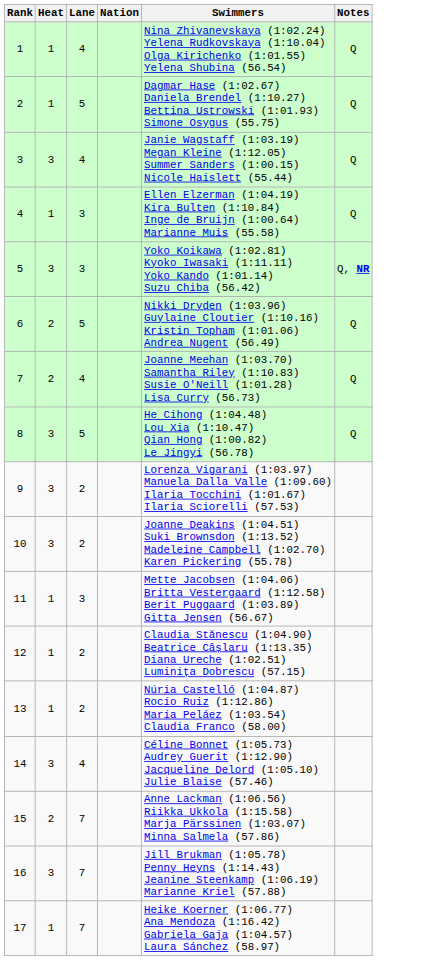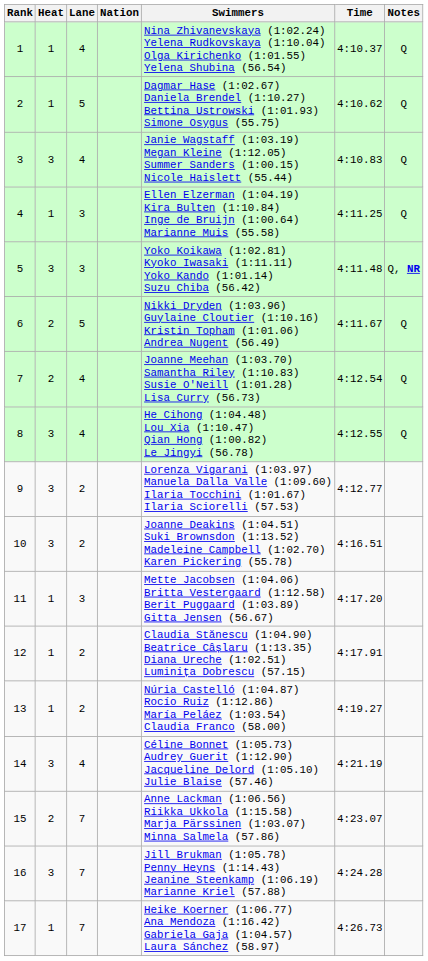+ column: (360, 13)
(82, 434) 5 -> (82, 434) 4
